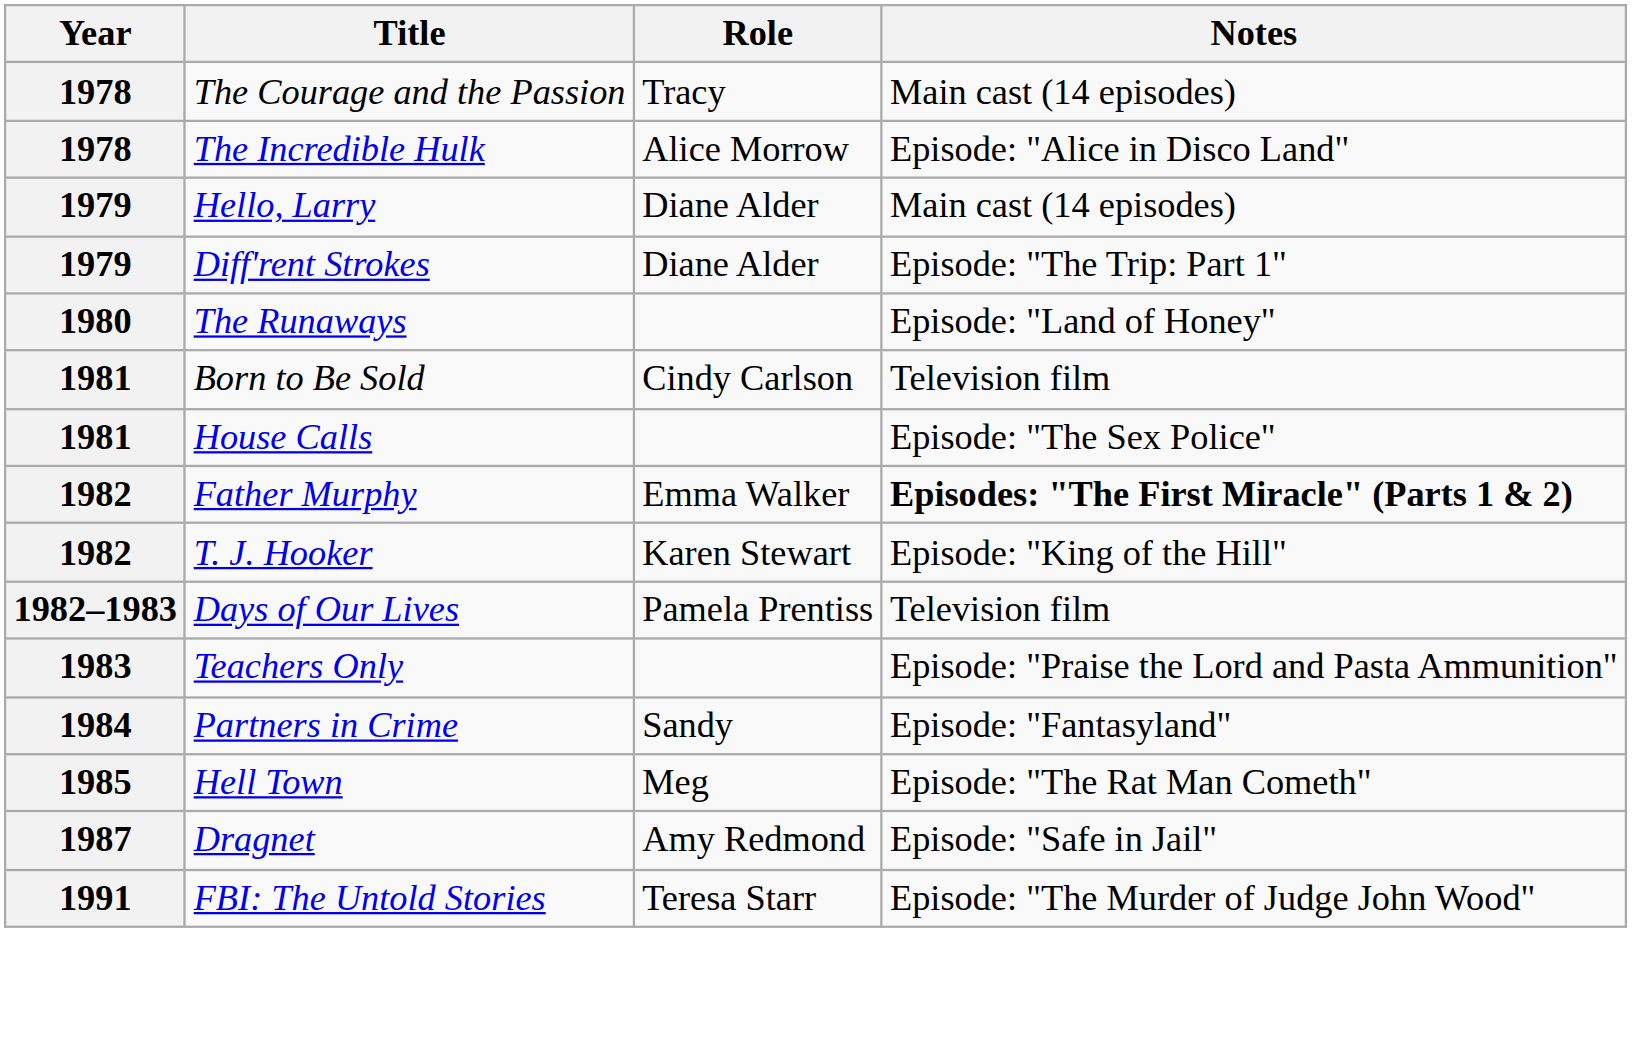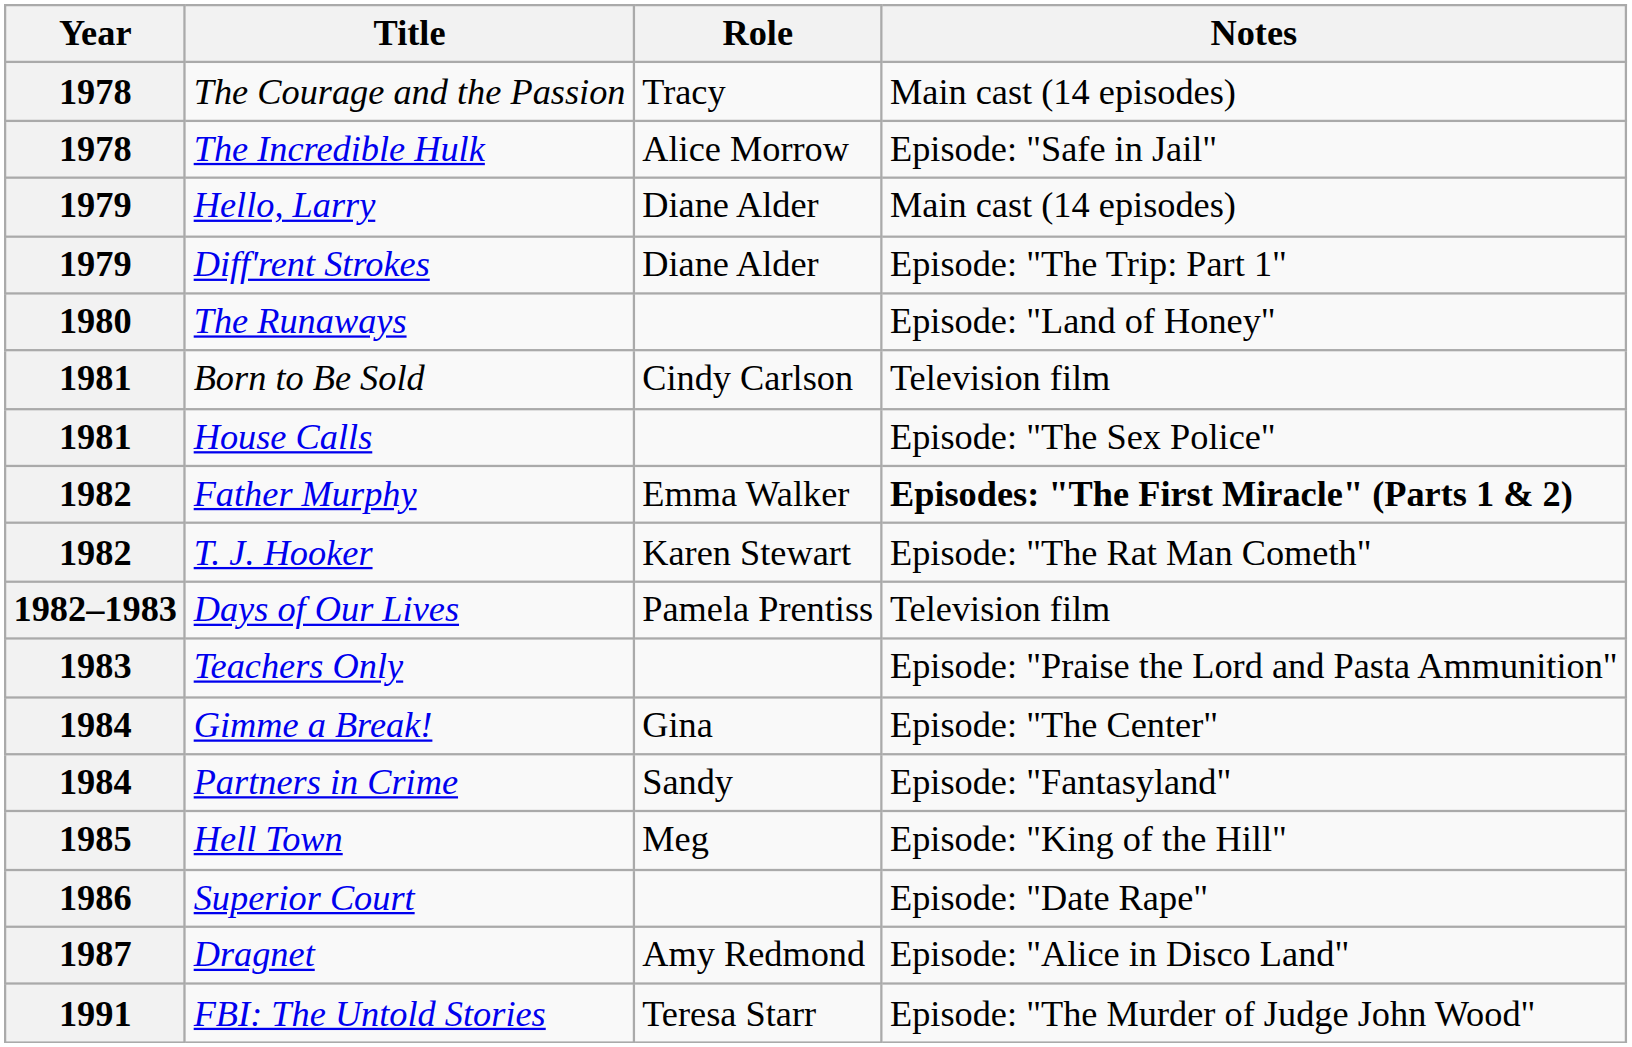(1120, 148) Episode: "Alice in Disco Land" -> (1054, 148) Episode: "Safe in Jail"
(1088, 551) Episode: "King of the Hill" -> (1131, 551) Episode: "The Rat Man Cometh"
+ row: (313, 724)
(1131, 782) Episode: "The Rat Man Cometh" -> (1088, 839) Episode: "King of the Hill"
+ row: (304, 897)
(1054, 839) Episode: "Safe in Jail" -> (1120, 954) Episode: "Alice in Disco Land"
